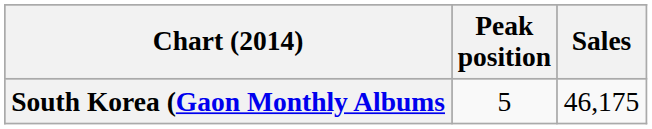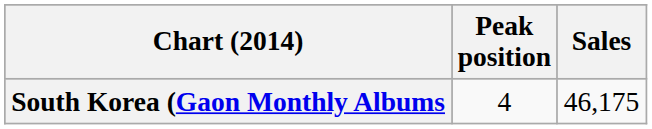(504, 100) 5 -> (504, 100) 4
